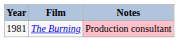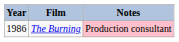(16, 29) 1981 -> (16, 29) 1986
